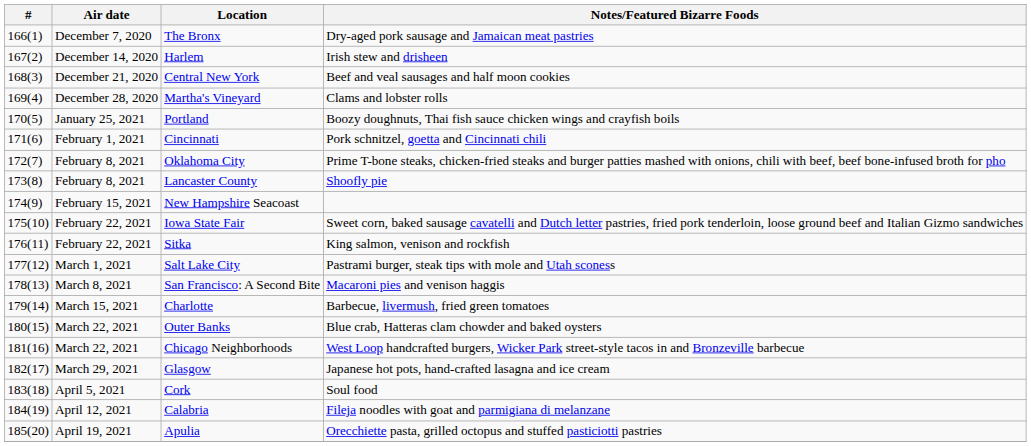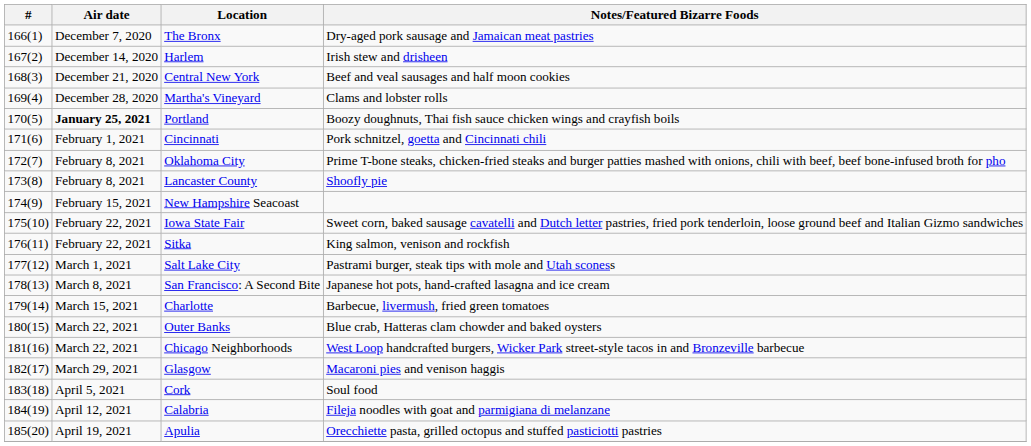(100, 118) normal -> (103, 118) bold
(415, 285) Macaroni pies and venison haggis -> (468, 285) Japanese hot pots, hand-crafted lasagna and ice cream
(468, 368) Japanese hot pots, hand-crafted lasagna and ice cream -> (415, 368) Macaroni pies and venison haggis
